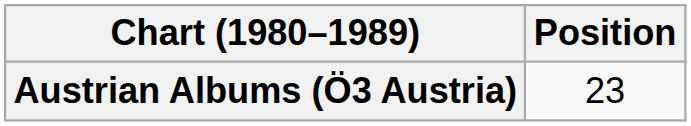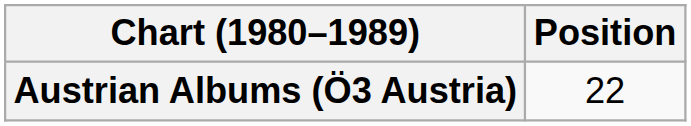(605, 90) 23 -> (605, 90) 22
